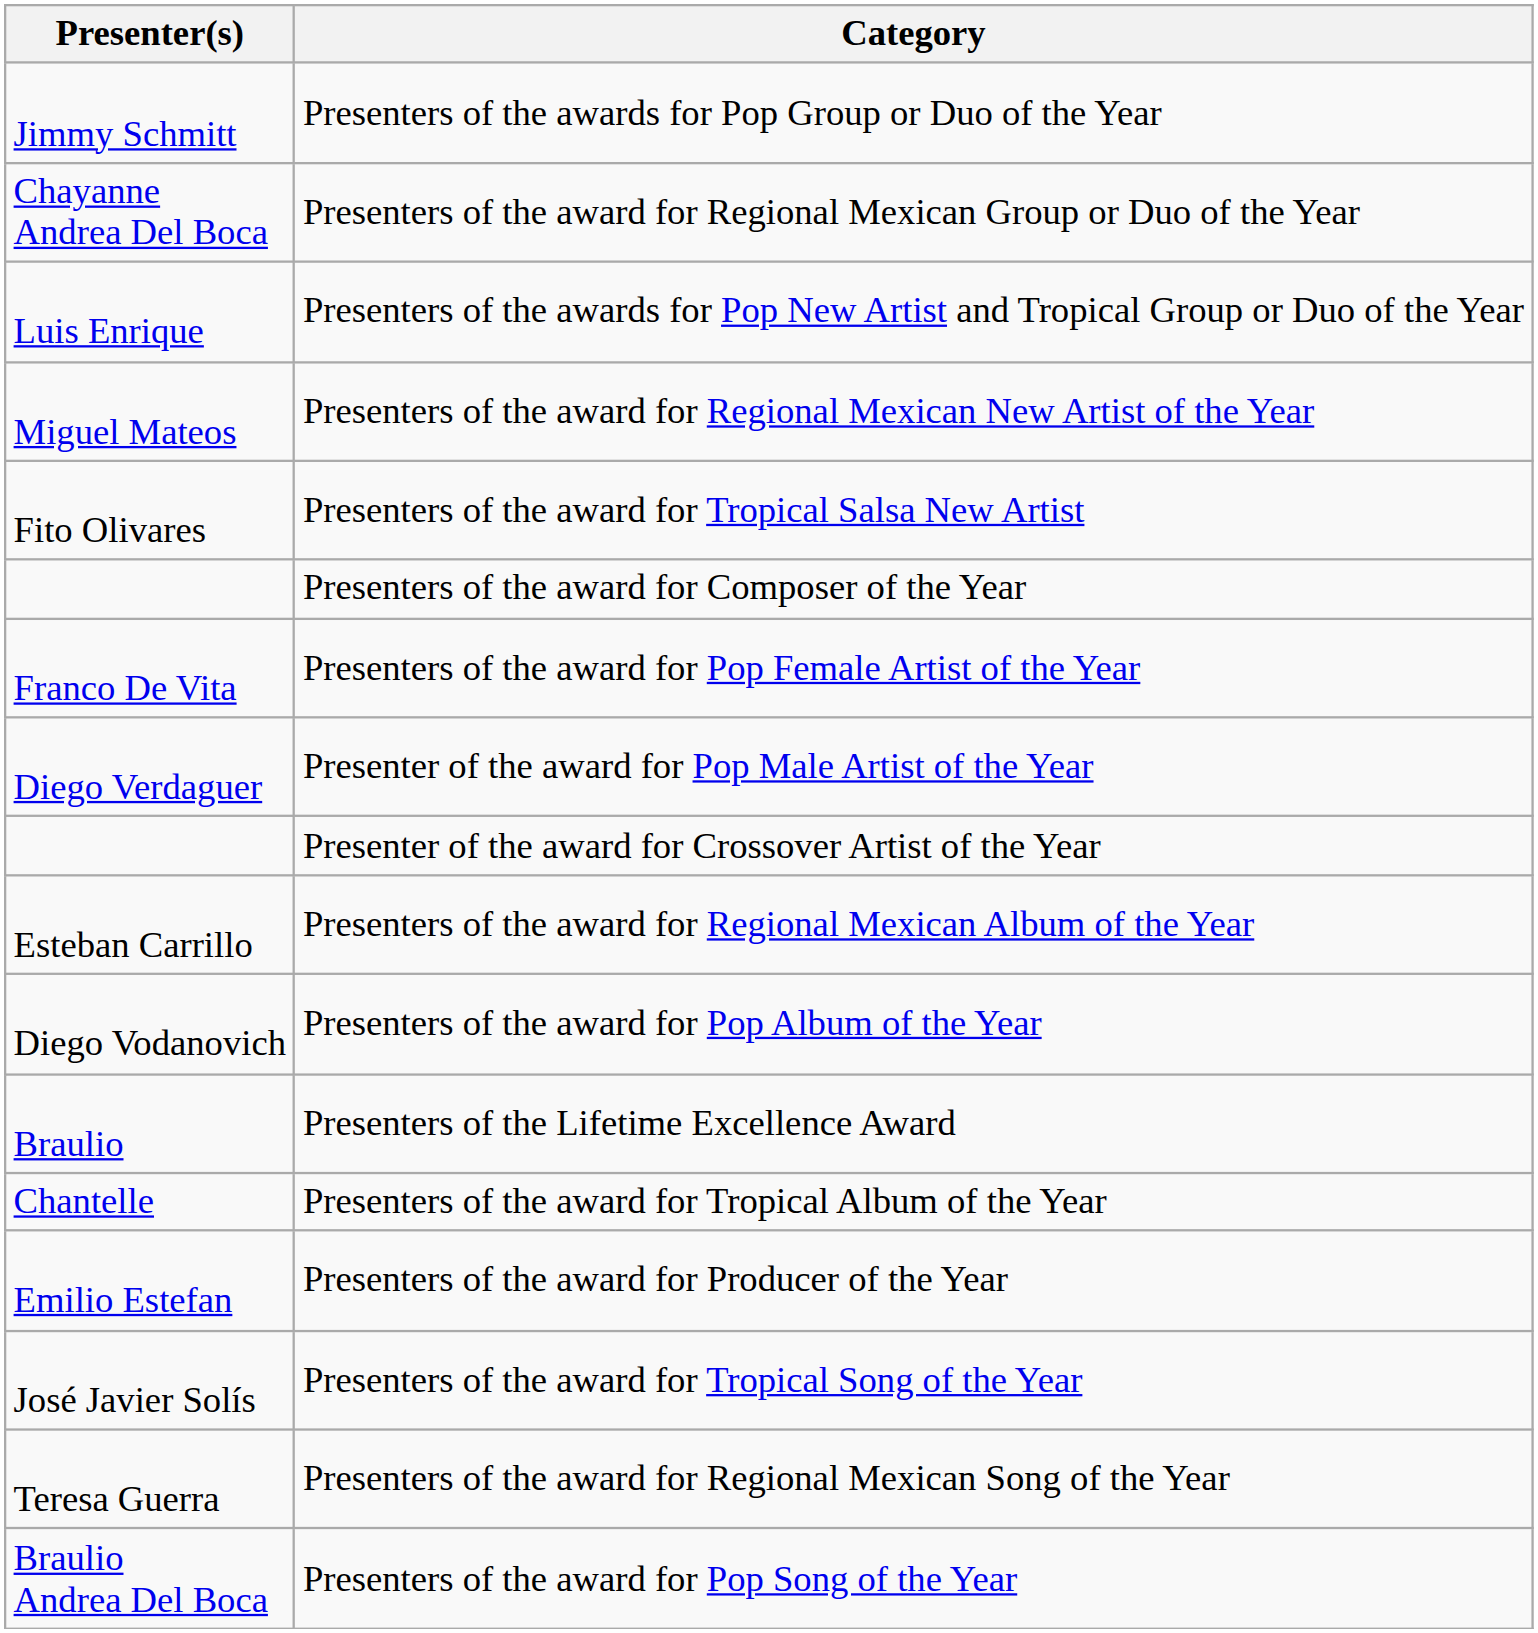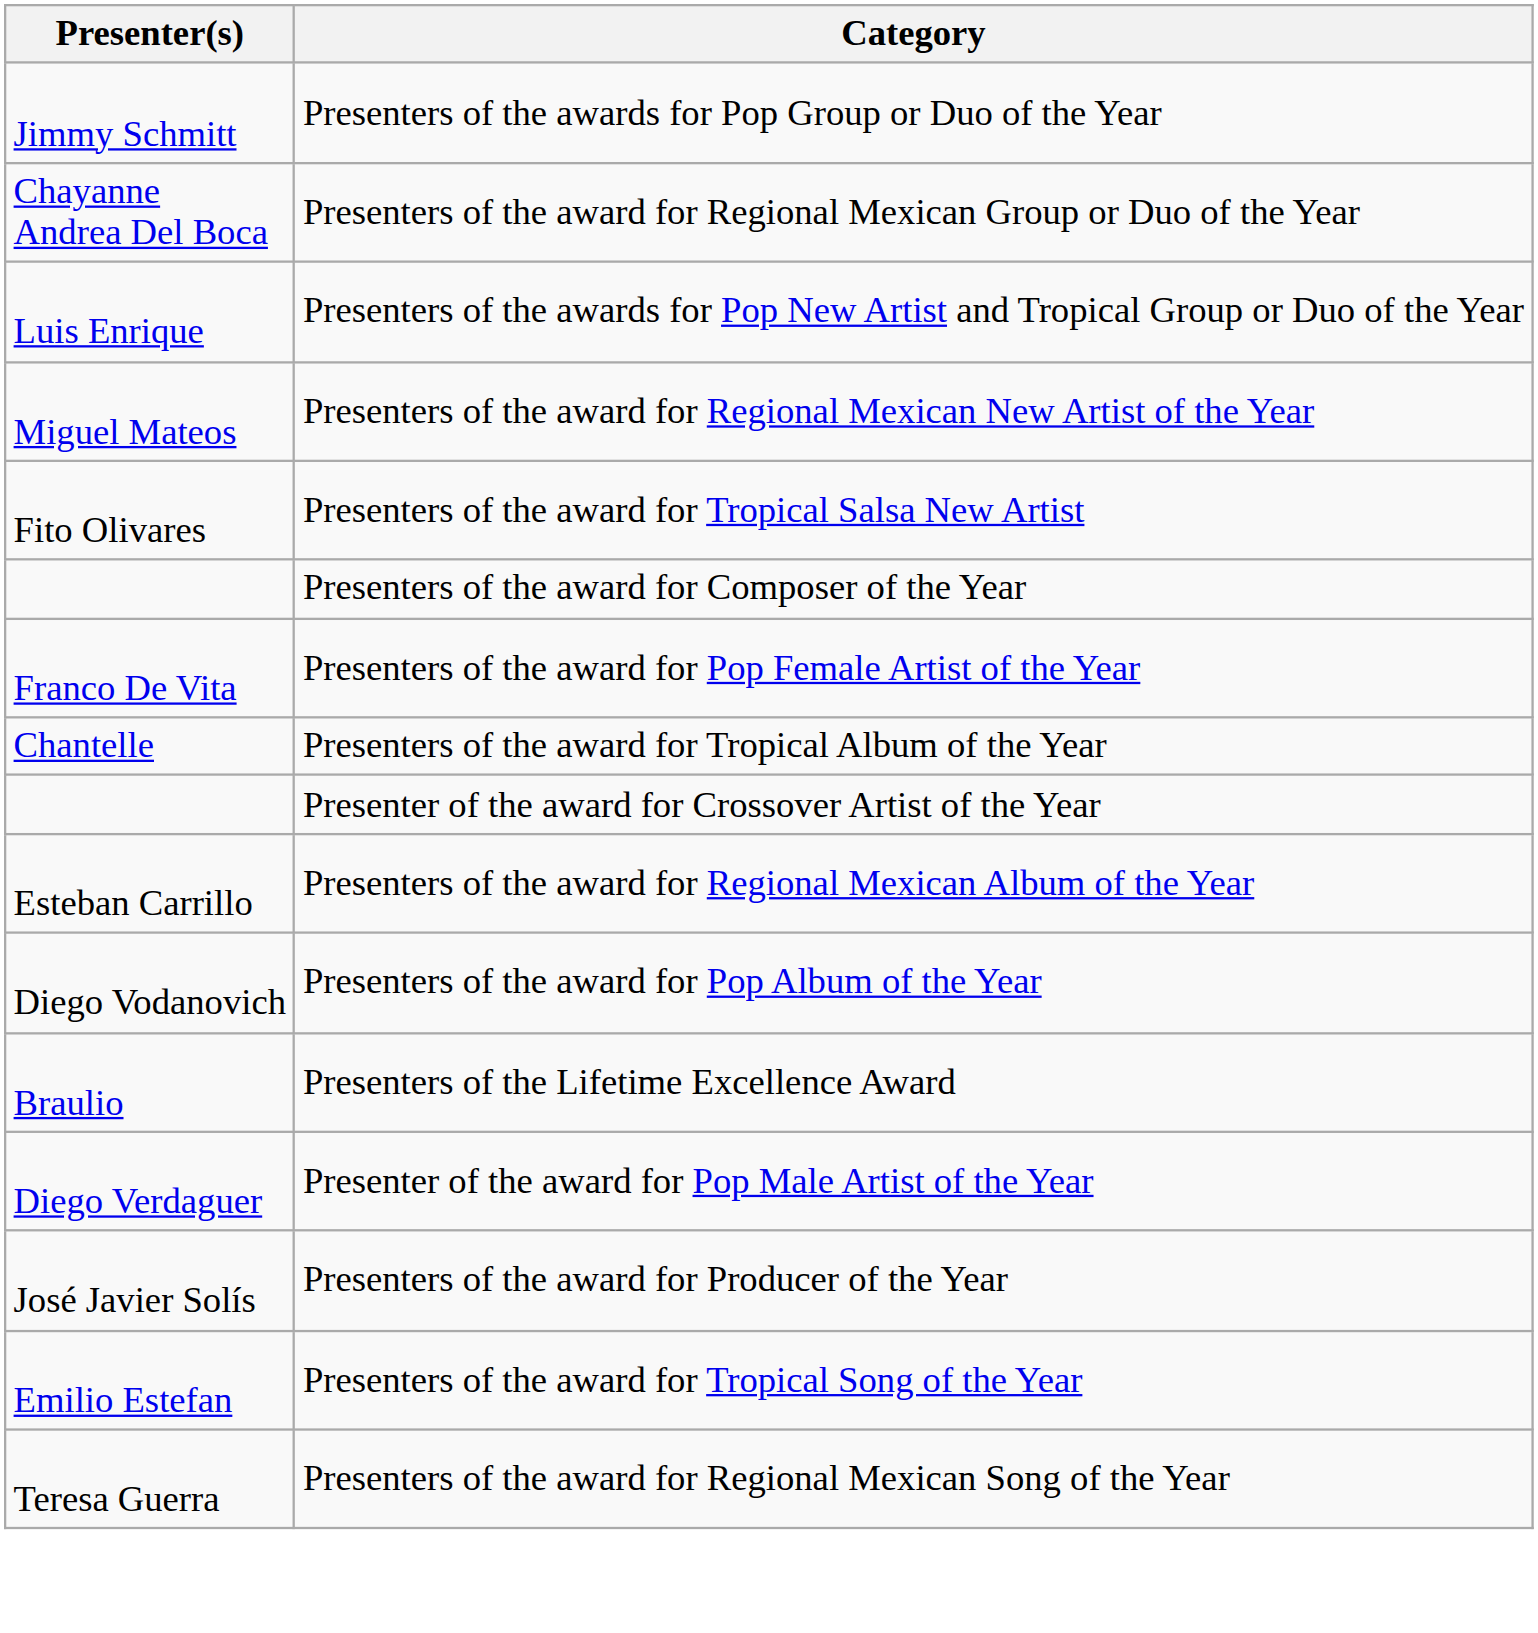rows swapped: (698, 766) <-> (705, 1201)
(123, 1300) Emilio Estefan -> (135, 1300) José Javier Solís
(135, 1399) José Javier Solís -> (123, 1399) Emilio Estefan
- row: (660, 1577)
